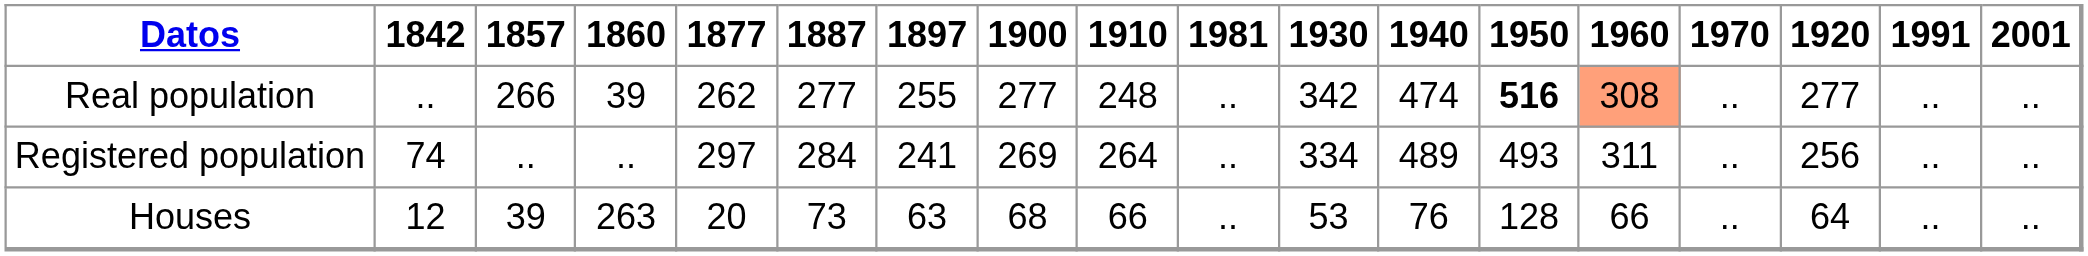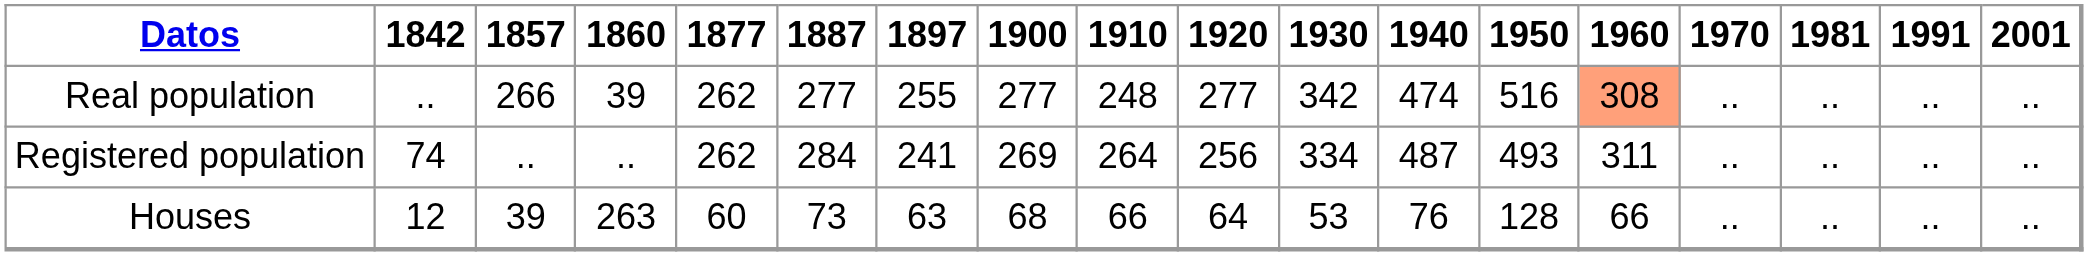columns swapped: (1830, 34) <-> (1228, 34)
(1529, 95) bold -> (1529, 95) normal
(726, 156) 297 -> (726, 156) 262
(1429, 156) 489 -> (1429, 156) 487
(726, 217) 20 -> (726, 217) 60
